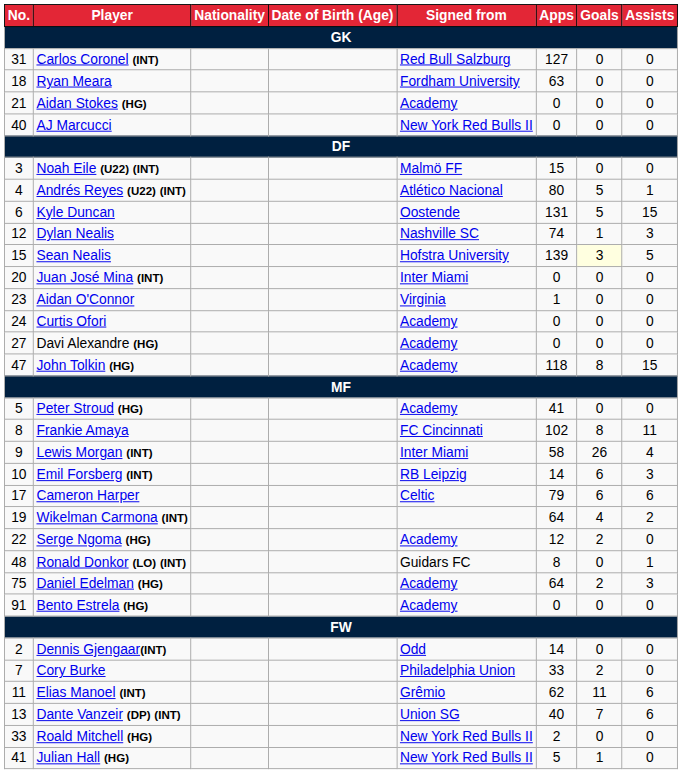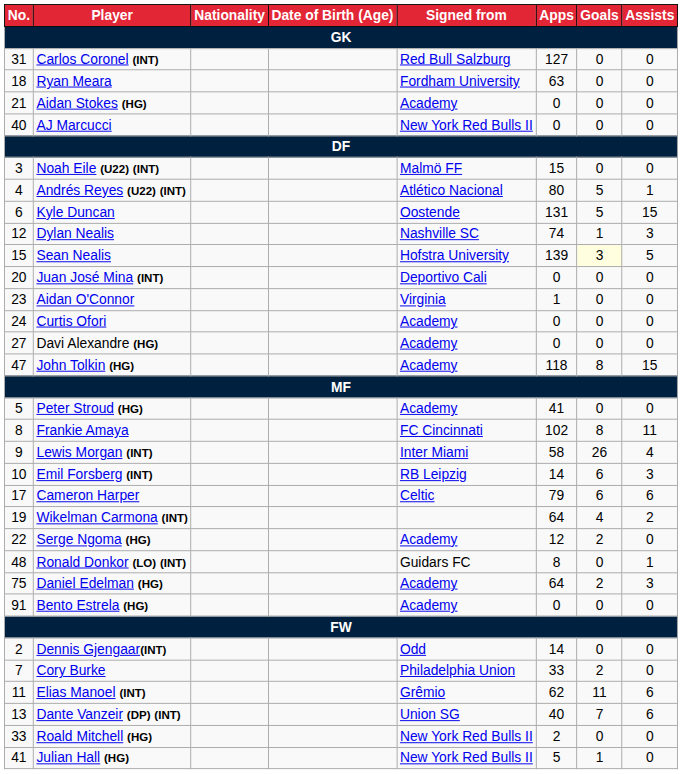(434, 278) Inter Miami -> (443, 278) Deportivo Cali
